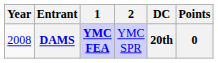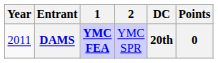(19, 40) 2008 -> (19, 40) 2011
